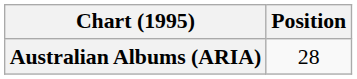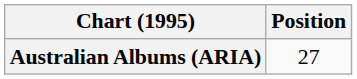(309, 56) 28 -> (309, 56) 27
